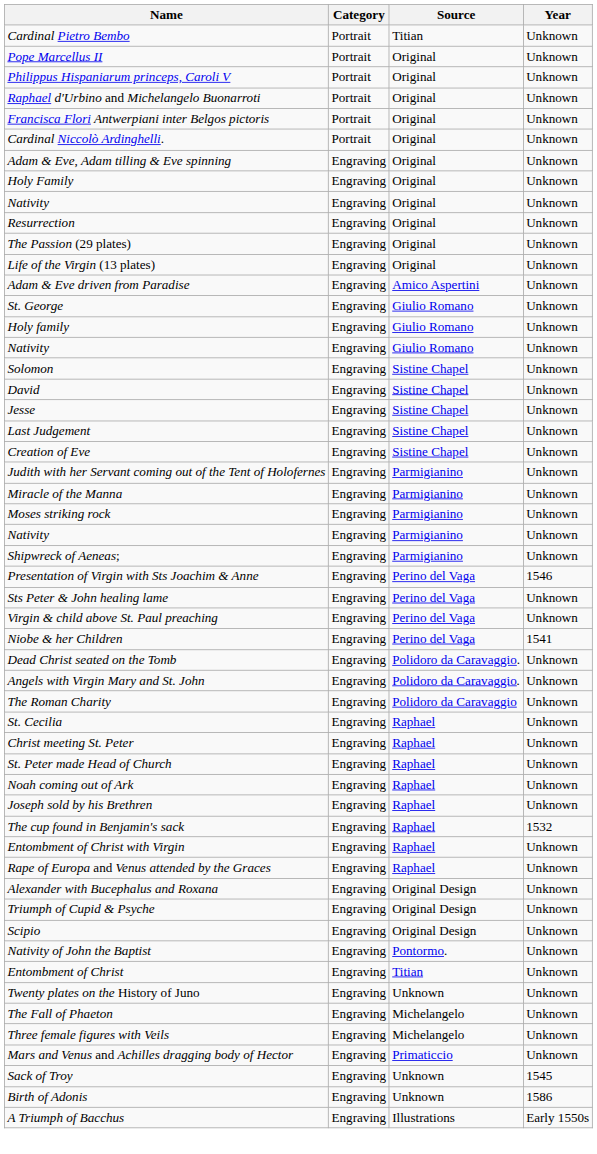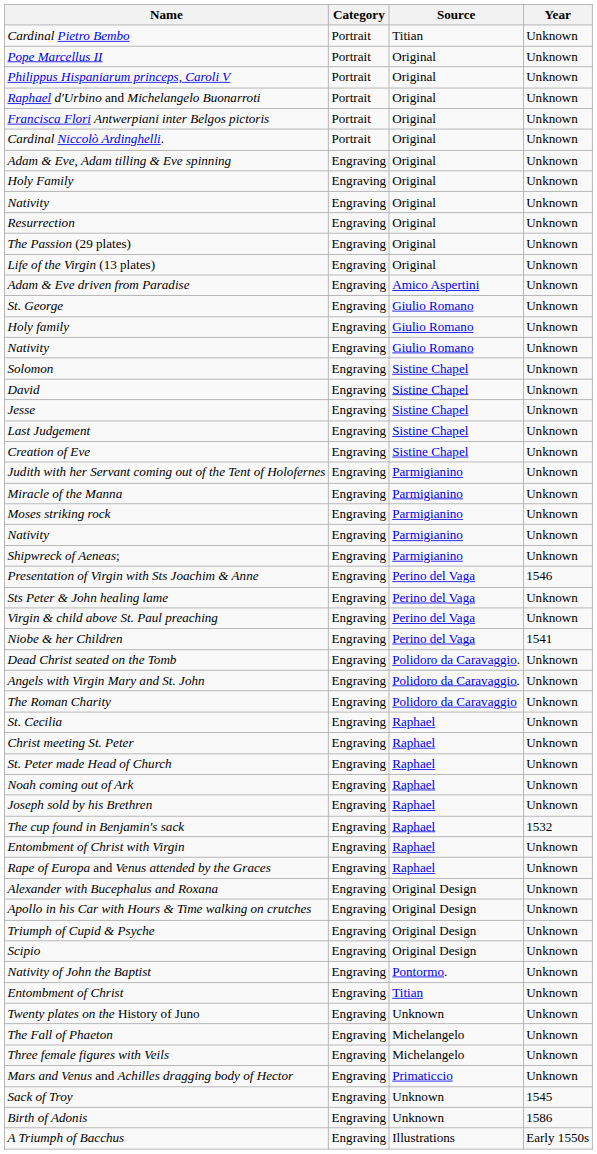+ row: (159, 909)
